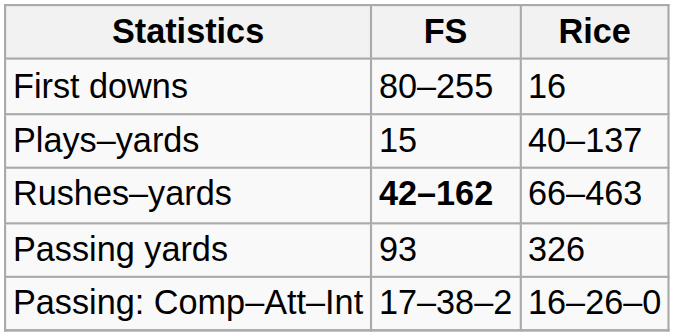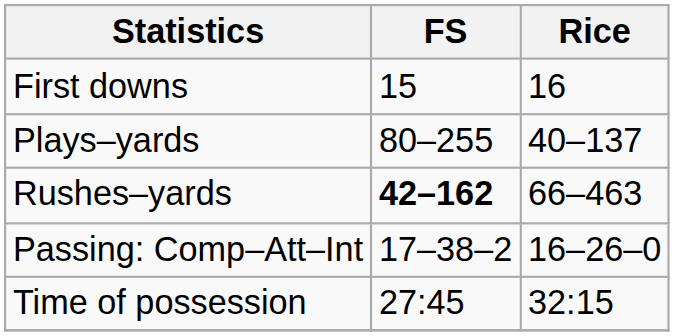(436, 85) 80–255 -> (398, 85) 15
(398, 140) 15 -> (436, 140) 80–255
- row: (120, 248)
+ row: (160, 303)
